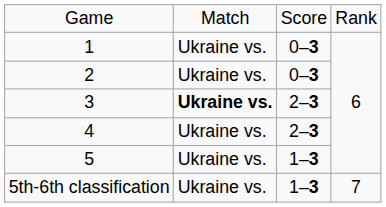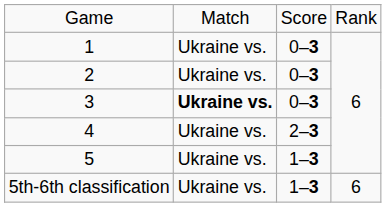(304, 103) 2–3 -> (304, 103) 0–3
(356, 187) 7 -> (356, 187) 6
